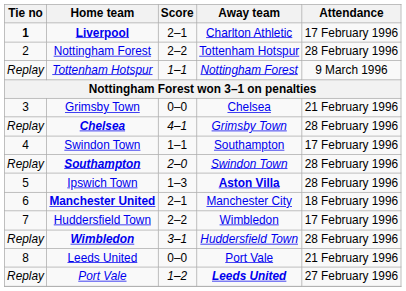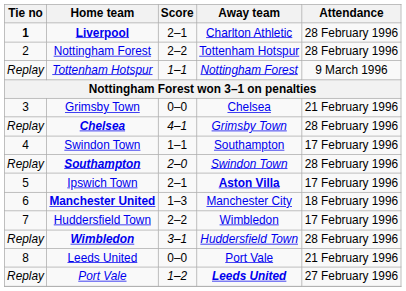(351, 32) 17 February 1996 -> (351, 32) 28 February 1996
(177, 182) 1–3 -> (177, 182) 2–1
(351, 182) 28 February 1996 -> (351, 182) 17 February 1996
(177, 201) 2–1 -> (177, 201) 1–3
